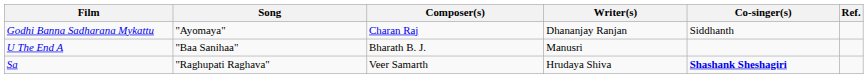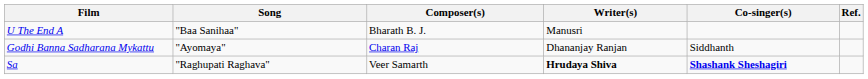rows swapped: (35, 47) <-> (80, 30)
(579, 64) normal -> (582, 64) bold
